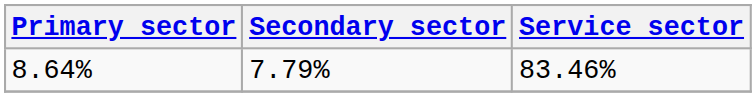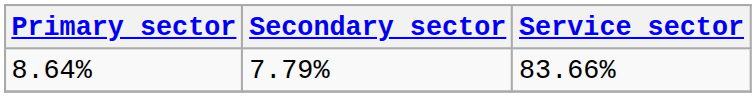(567, 70) 83.46% -> (567, 70) 83.66%
